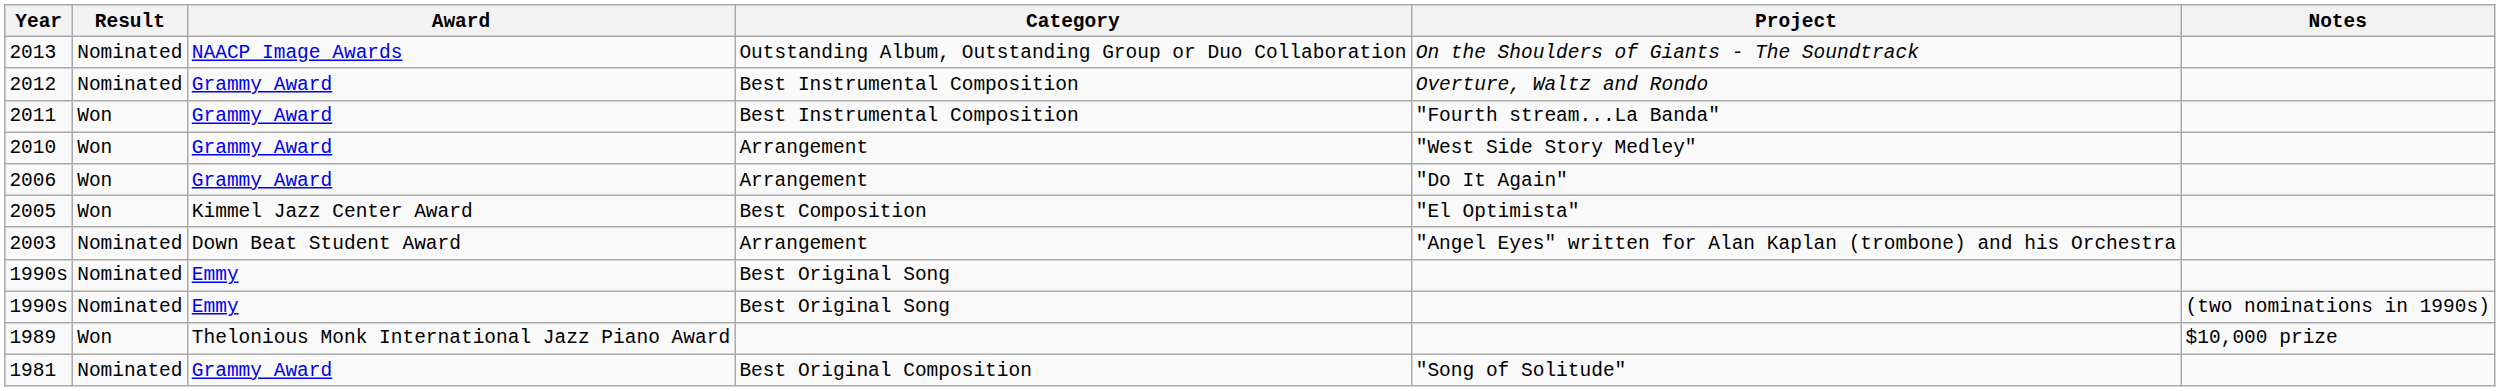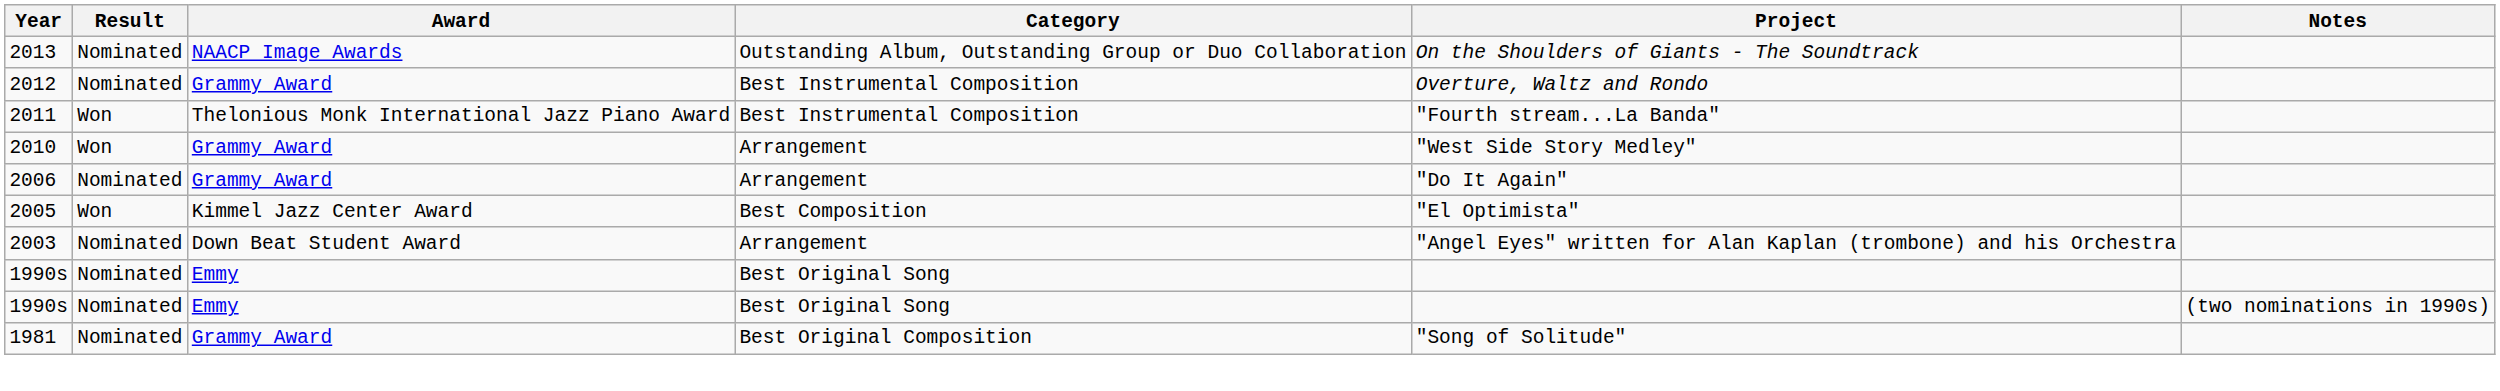(262, 116) Grammy Award -> (461, 116) Thelonious Monk International Jazz Piano Award
(95, 180) Won -> (130, 180) Nominated
- row: (33, 338)
